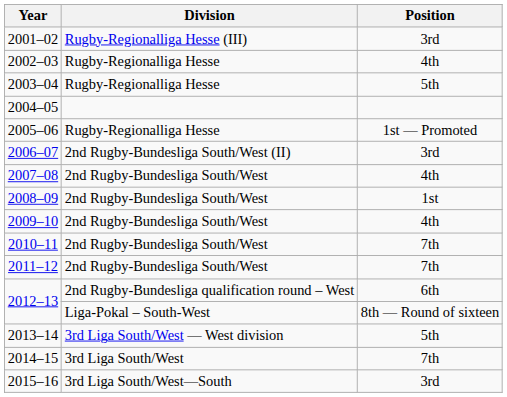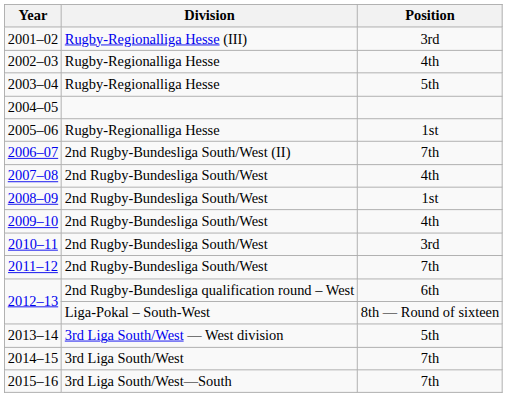(430, 130) 1st — Promoted -> (430, 130) 1st
(430, 152) 3rd -> (430, 152) 7th
(430, 244) 7th -> (430, 244) 3rd
(430, 381) 3rd -> (430, 381) 7th
